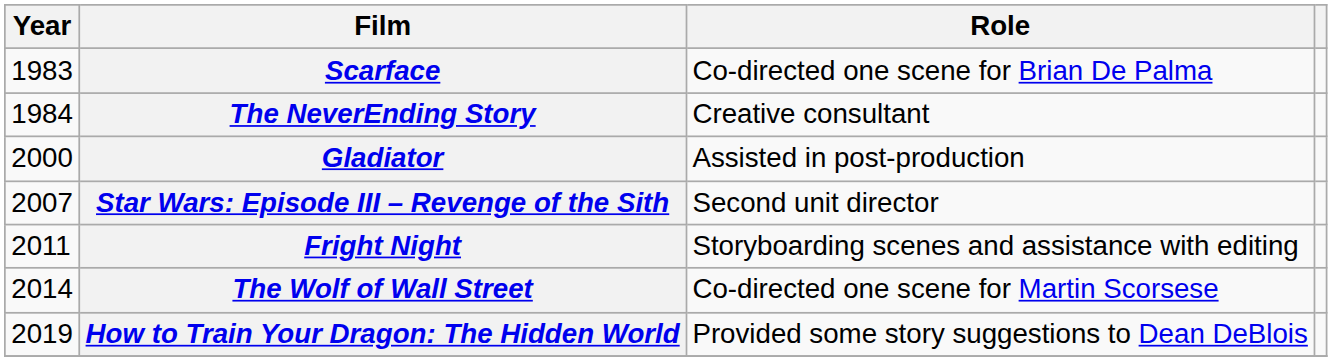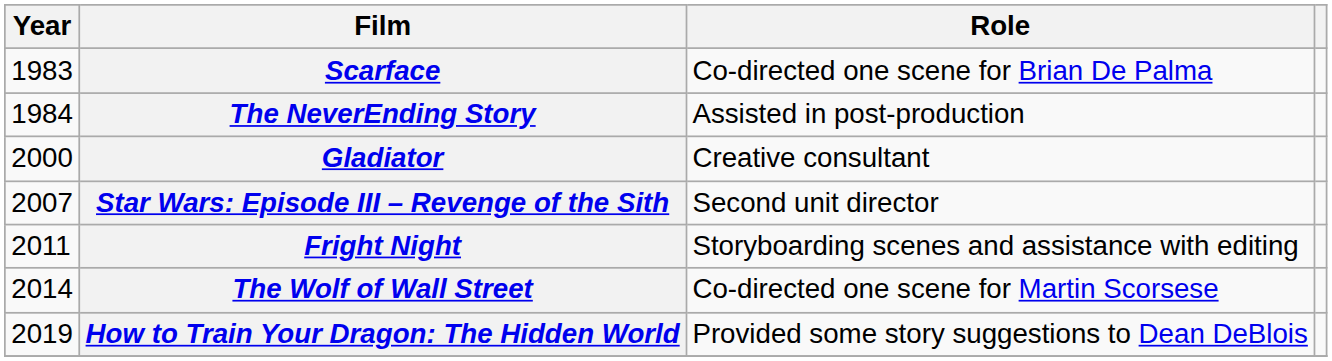(811, 114) Creative consultant -> (859, 114) Assisted in post-production
(859, 158) Assisted in post-production -> (811, 158) Creative consultant
